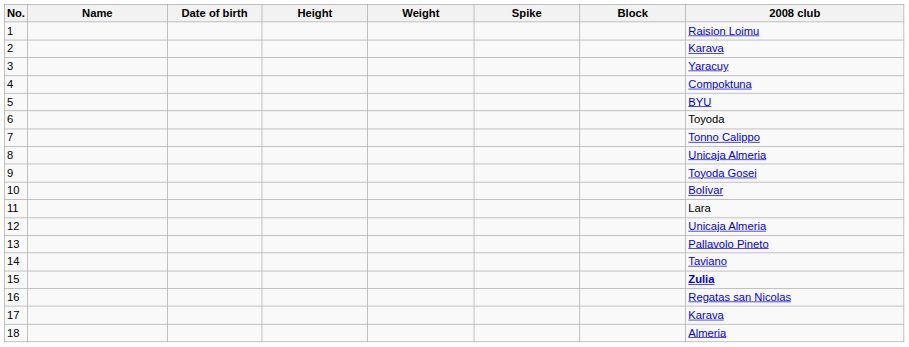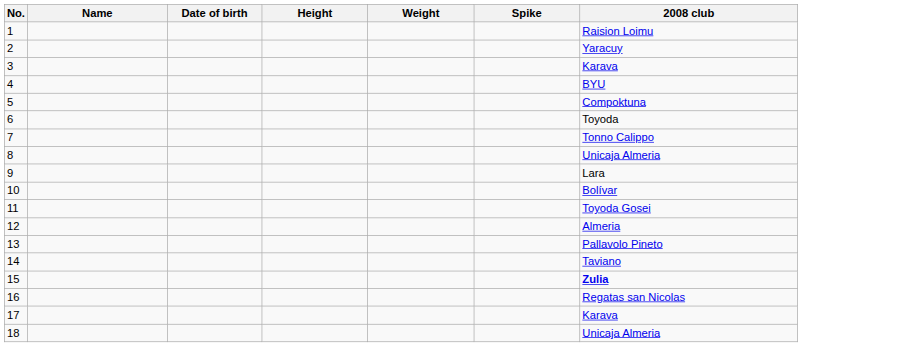- column: (633, 13)
(706, 48) Karava -> (602, 48) Yaracuy
(708, 66) Yaracuy -> (600, 66) Karava
(720, 84) Compoktuna -> (594, 84) BYU
(700, 102) BYU -> (614, 102) Compoktuna
(723, 173) Toyoda Gosei -> (594, 173) Lara
(700, 208) Lara -> (617, 208) Toyoda Gosei
(727, 226) Unicaja Almeria -> (601, 226) Almeria
(707, 333) Almeria -> (621, 333) Unicaja Almeria
